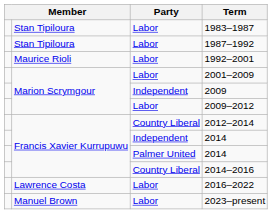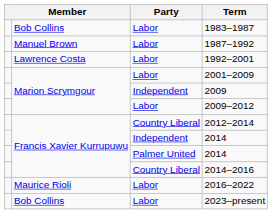(44, 28) Stan Tipiloura -> (39, 28) Bob Collins
(44, 43) Stan Tipiloura -> (46, 43) Manuel Brown
(43, 59) Maurice Rioli -> (50, 59) Lawrence Costa
(50, 185) Lawrence Costa -> (43, 185) Maurice Rioli
(46, 201) Manuel Brown -> (39, 201) Bob Collins
